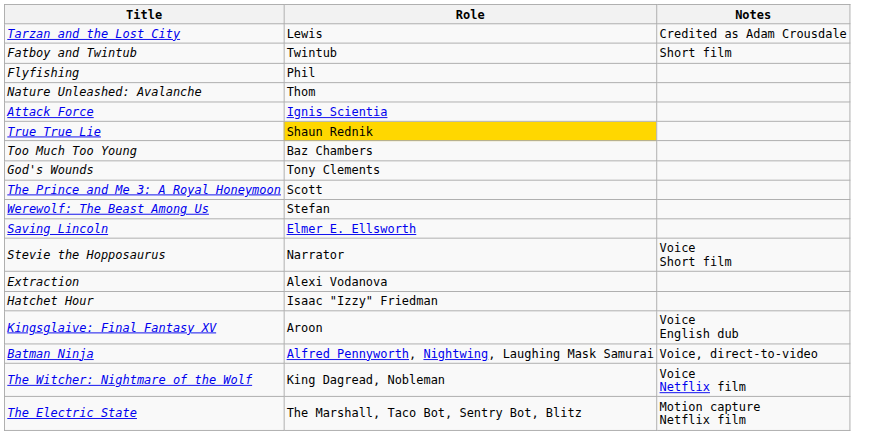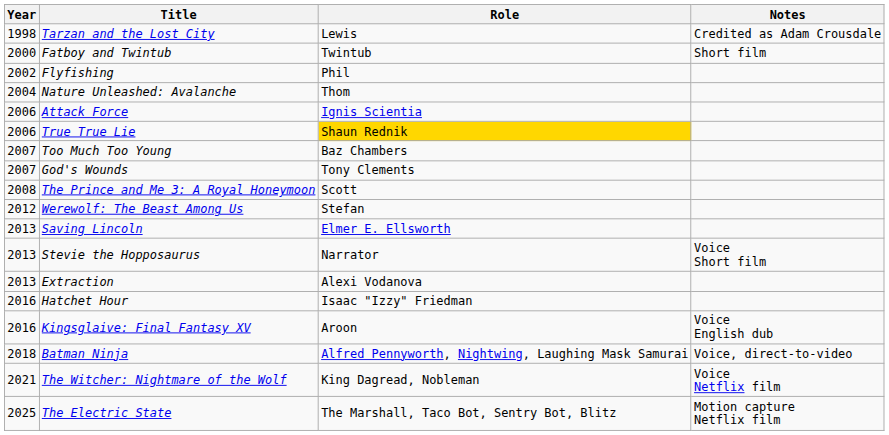+ column: (22, 14)
